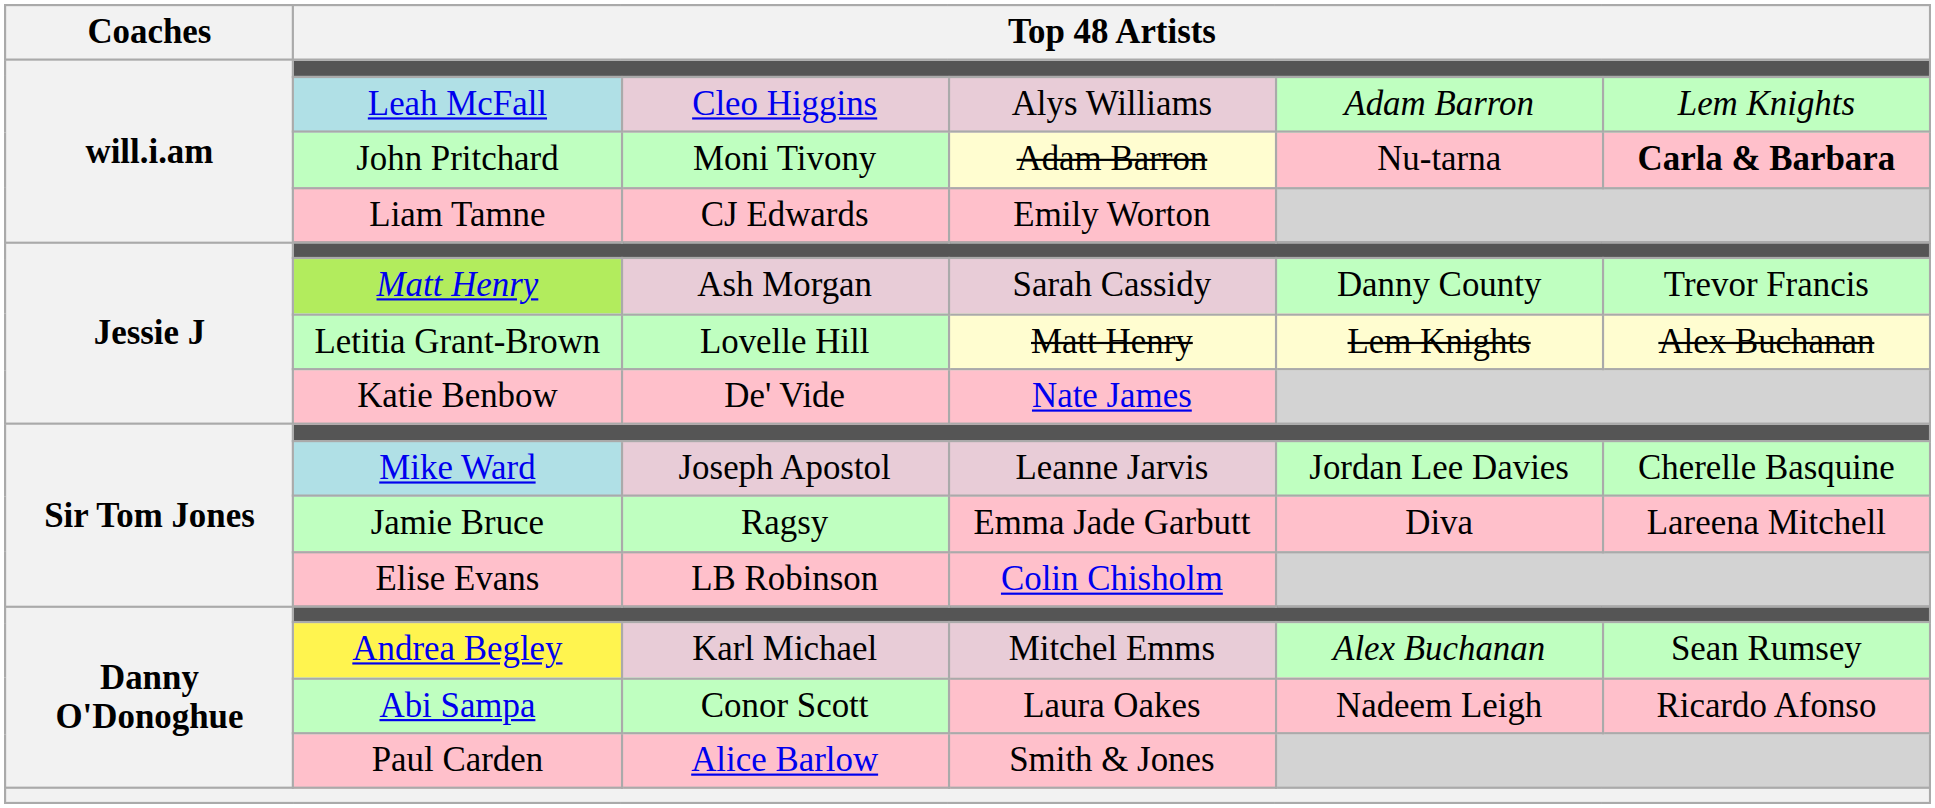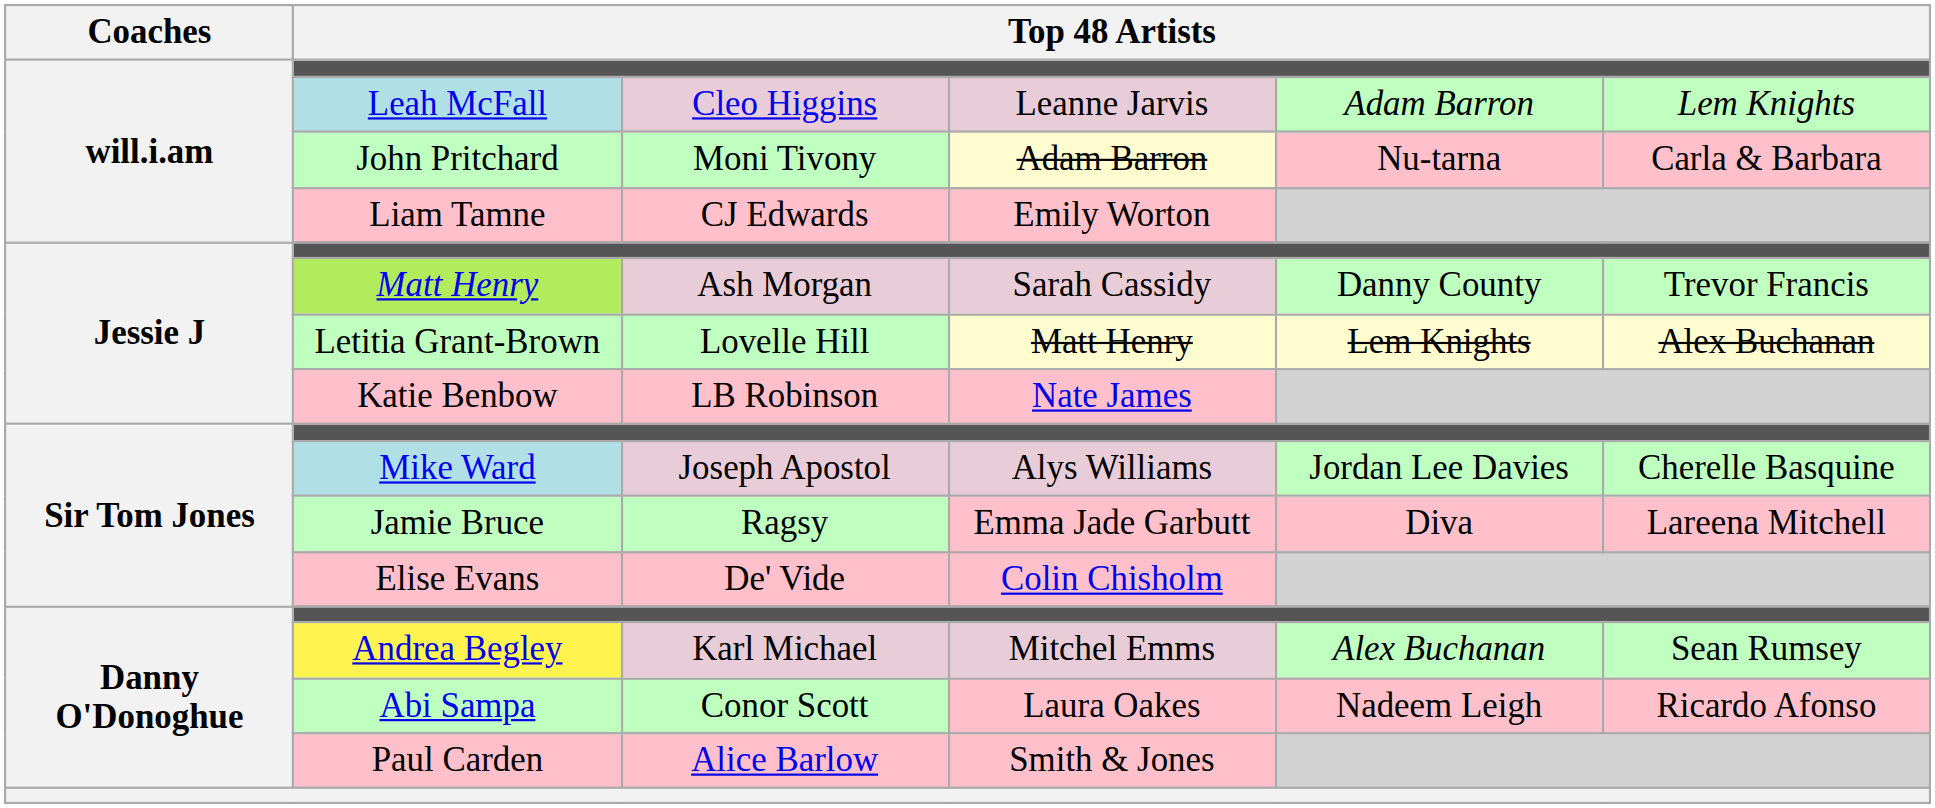(1112, 103) Alys Williams -> (1112, 103) Leanne Jarvis
(1766, 158) bold -> (1766, 158) normal
(785, 396) De' Vide -> (785, 396) LB Robinson
(1112, 467) Leanne Jarvis -> (1112, 467) Alys Williams
(785, 578) LB Robinson -> (785, 578) De' Vide
